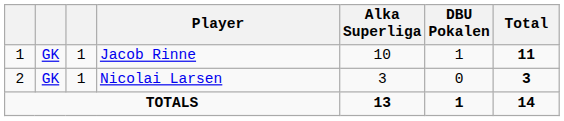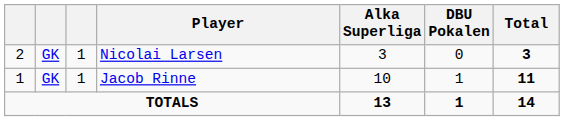rows swapped: (148, 57) <-> (161, 80)
